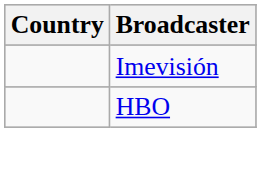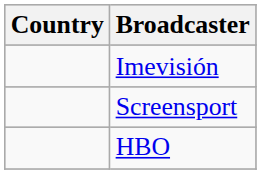+ row: (176, 106)
